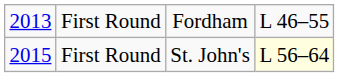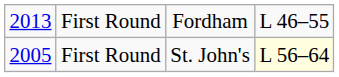(30, 54) 2015 -> (30, 54) 2005
